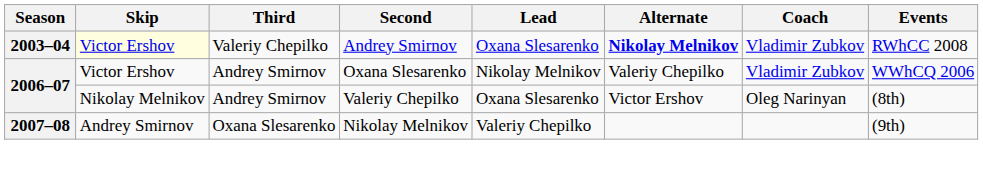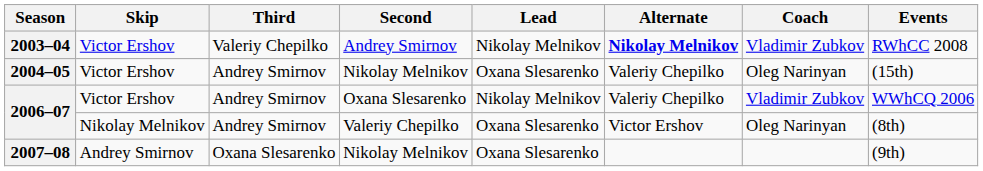(127, 44) lightyellow background -> (127, 44) no background
(537, 44) Oxana Slesarenko -> (538, 44) Nikolay Melnikov
+ row: (40, 71)
(534, 125) Valeriy Chepilko -> (537, 152) Oxana Slesarenko
